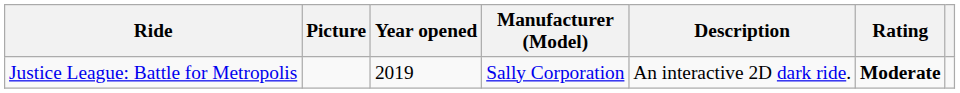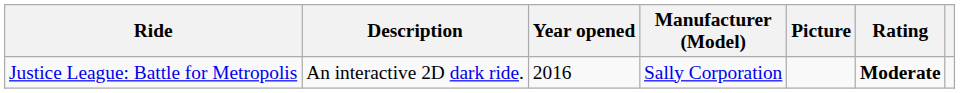columns swapped: (336, 30) <-> (742, 30)
(394, 72) 2019 -> (552, 72) 2016
